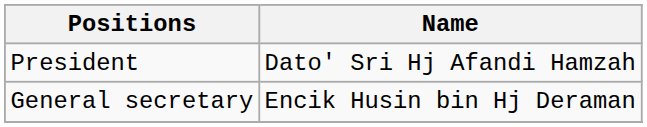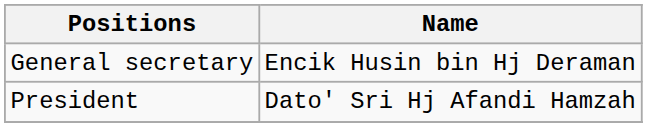rows swapped: (75, 63) <-> (132, 102)
